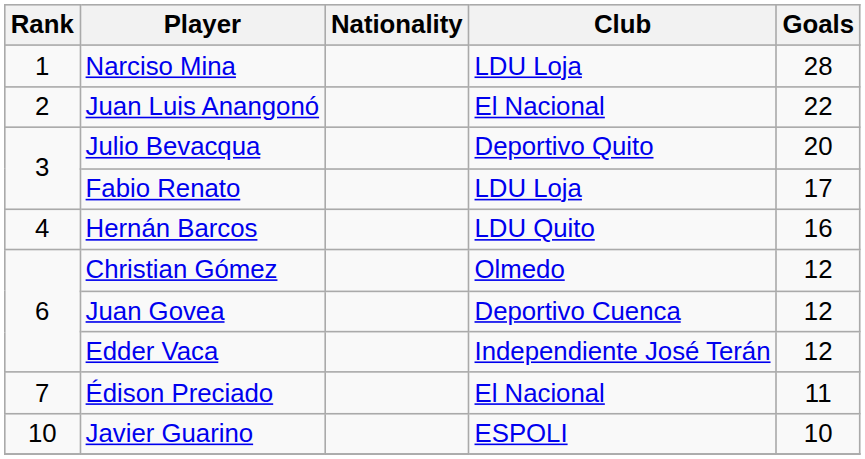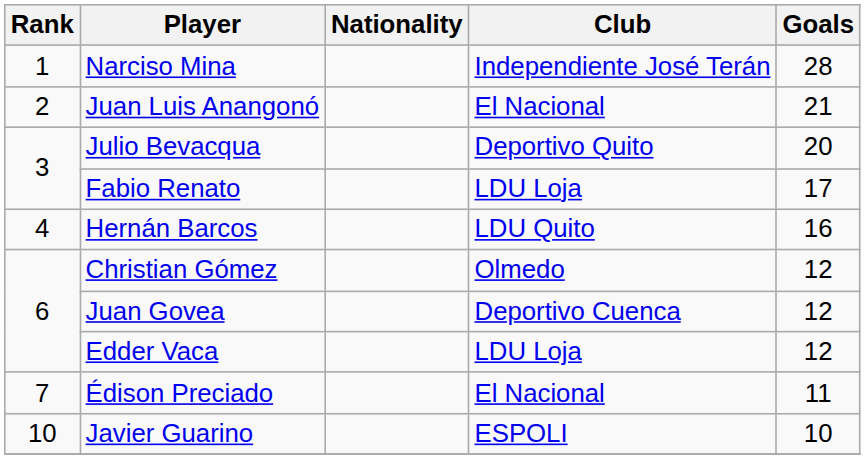(528, 65) LDU Loja -> (623, 65) Independiente José Terán
(818, 106) 22 -> (818, 106) 21
(623, 351) Independiente José Terán -> (528, 351) LDU Loja
